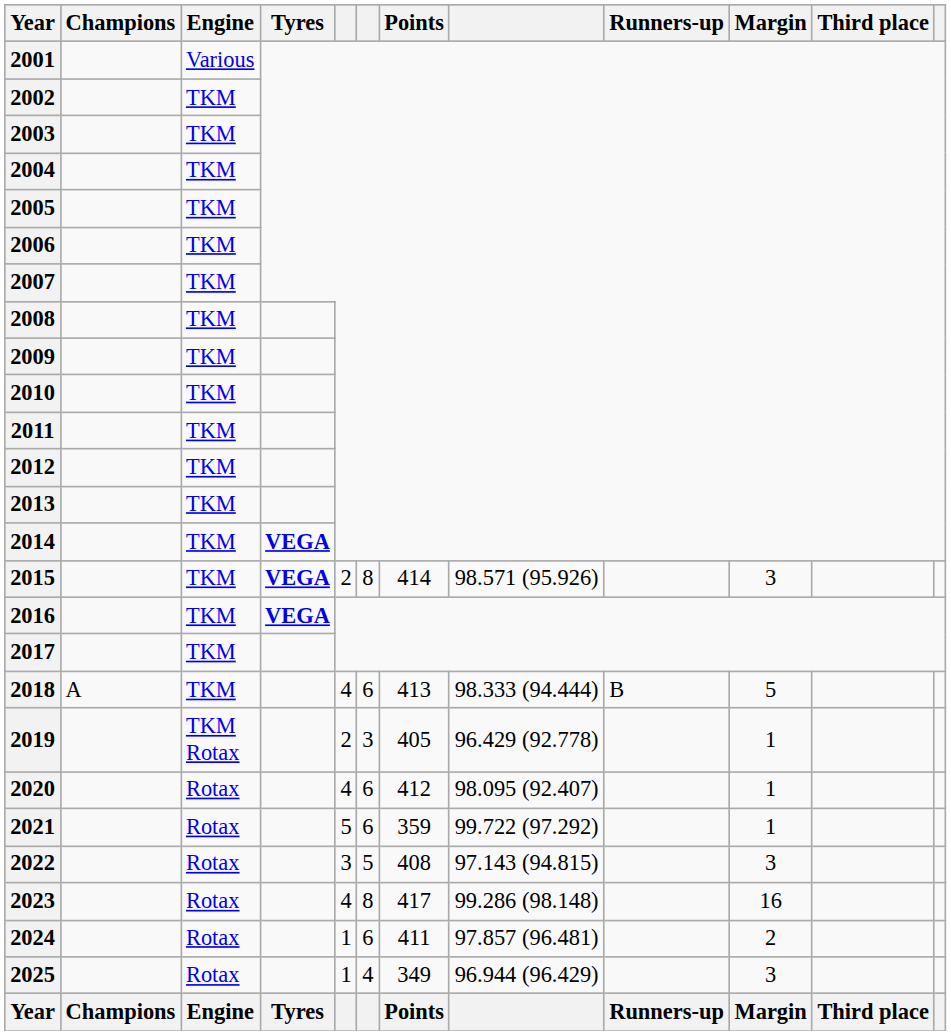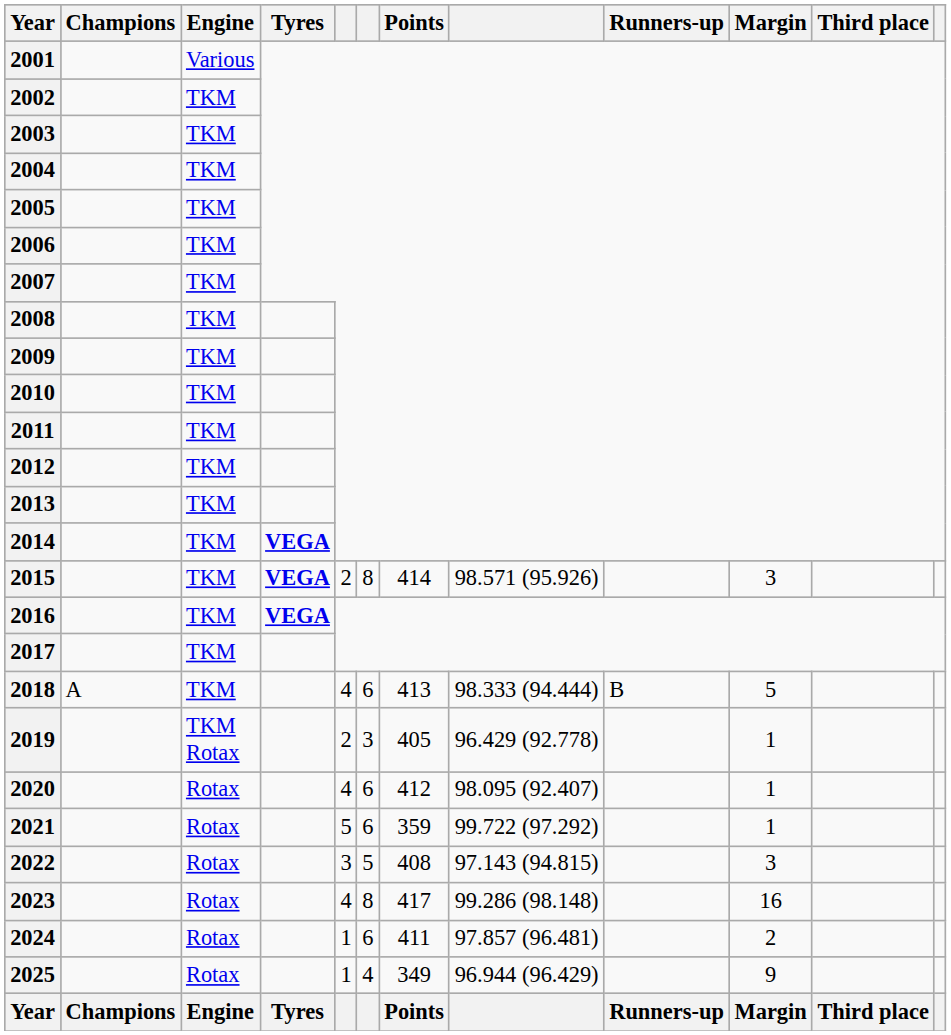(771, 974) 3 -> (771, 974) 9
